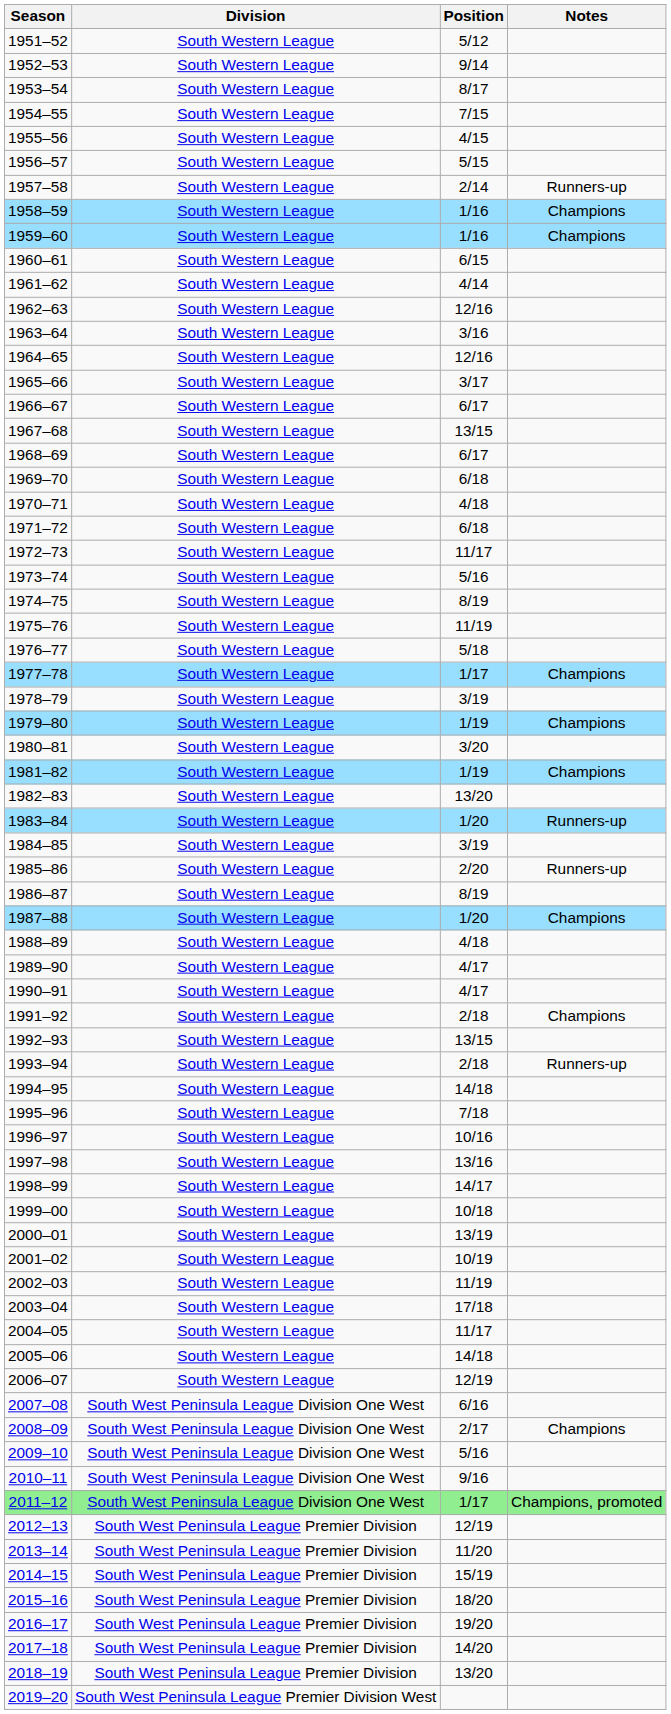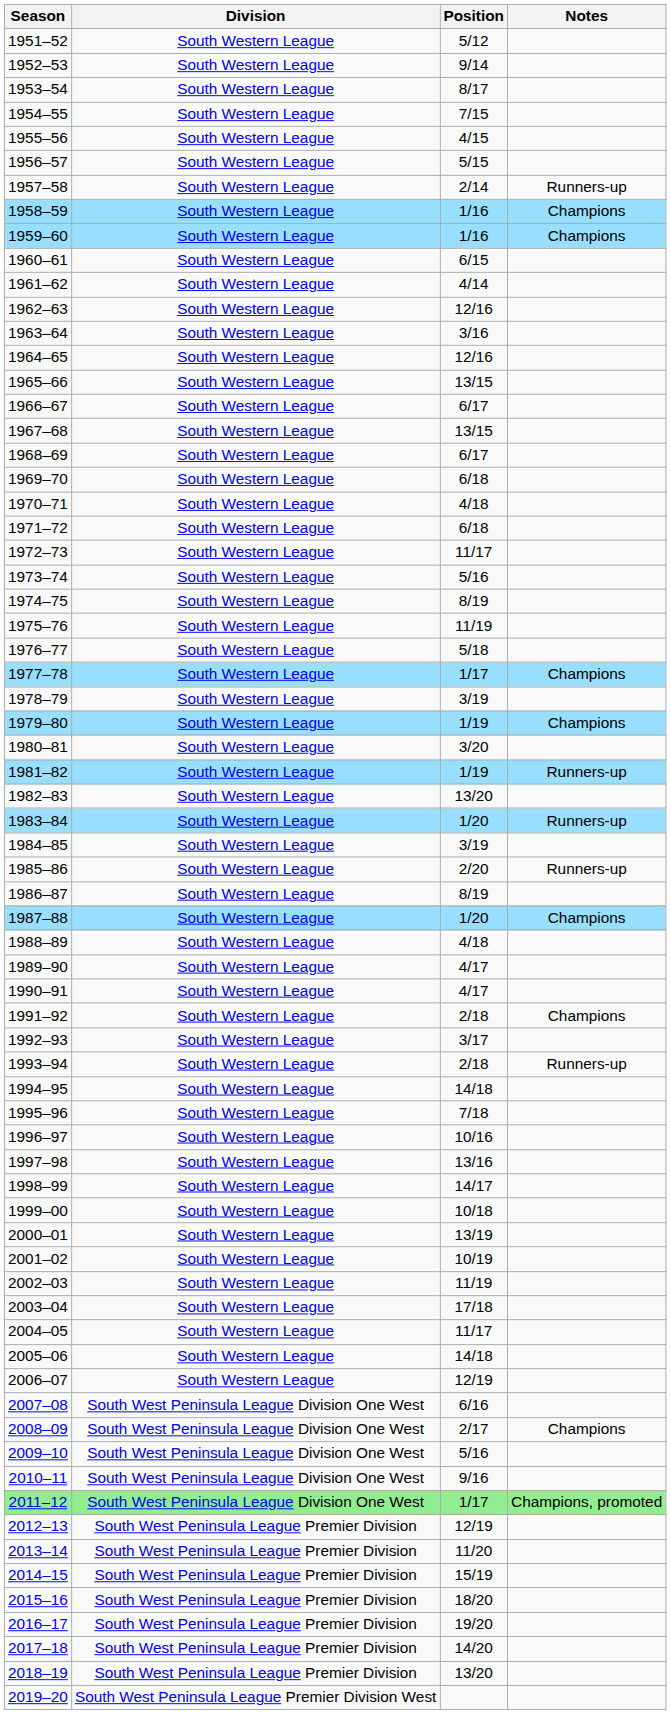(474, 382) 3/17 -> (474, 382) 13/15
(587, 771) Champions -> (587, 771) Runners-up
(474, 1039) 13/15 -> (474, 1039) 3/17
